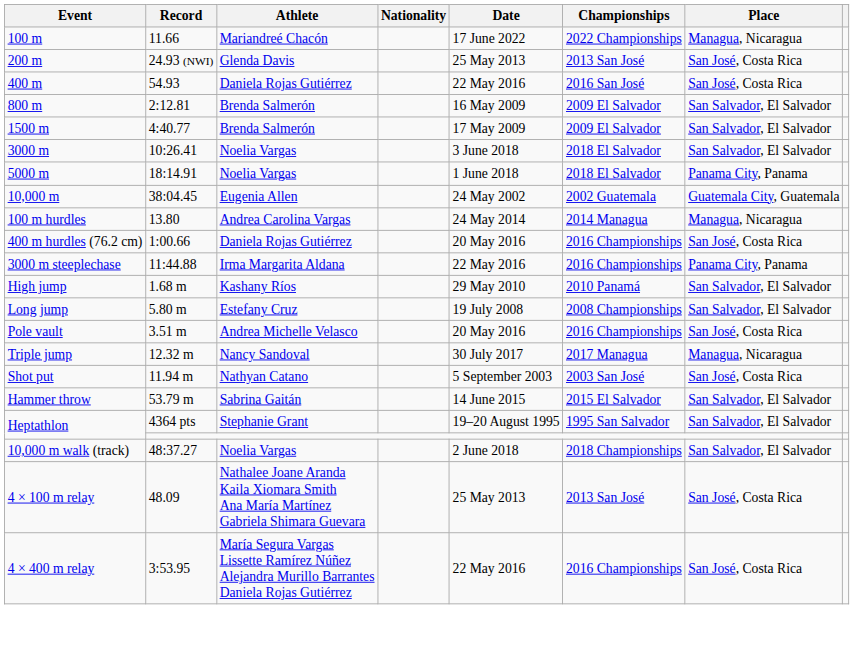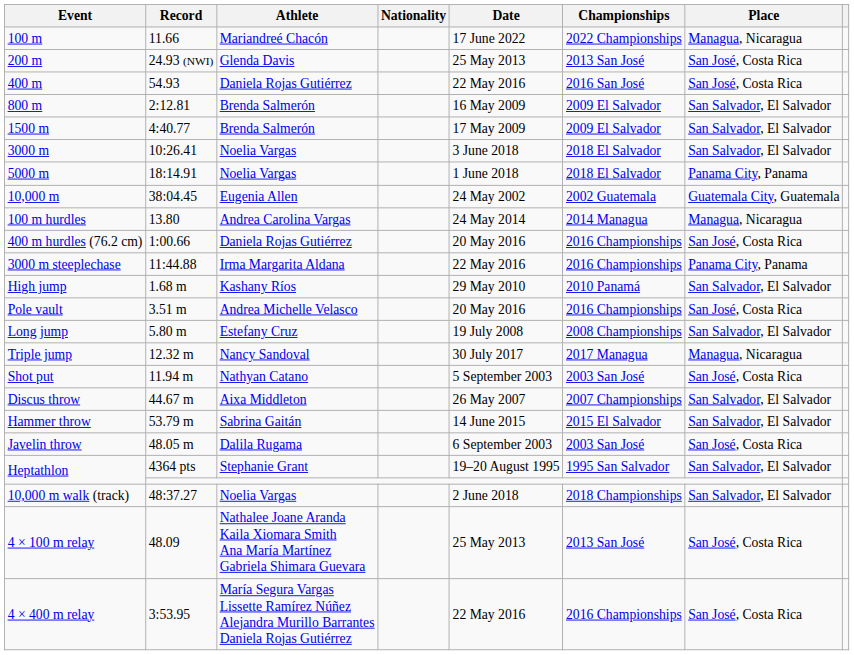rows swapped: (35, 331) <-> (38, 309)
+ row: (44, 399)
+ row: (45, 444)
